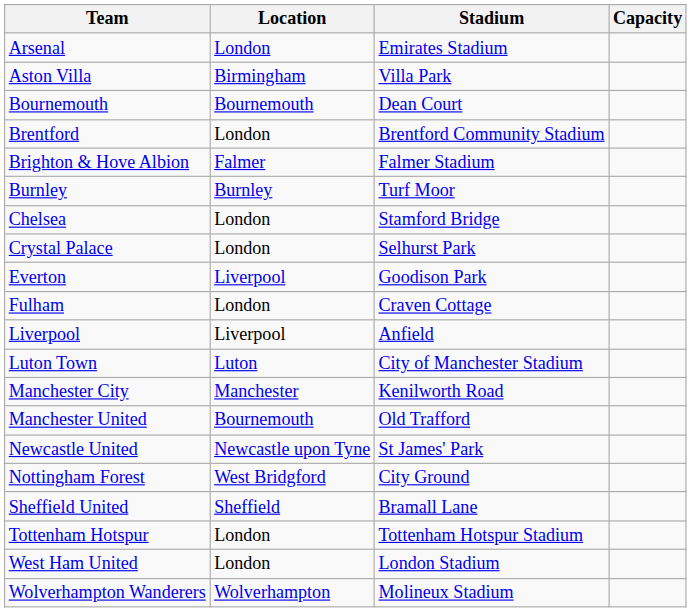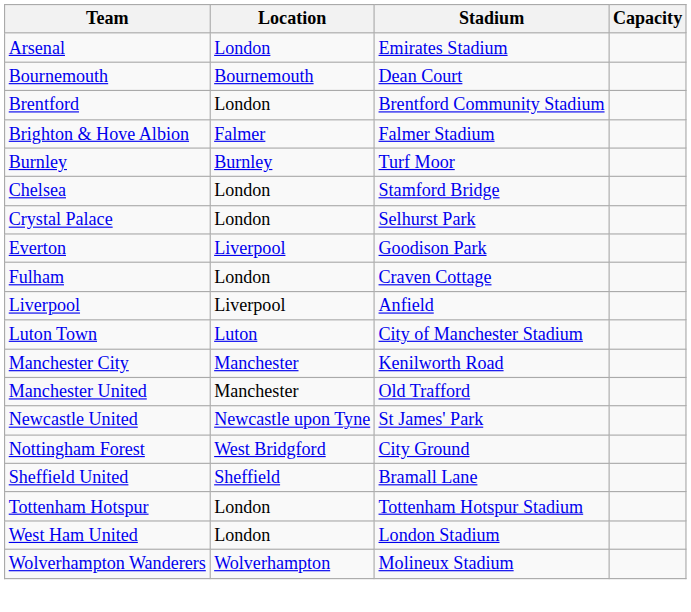- row: (50, 76)
(264, 420) Bournemouth -> (256, 391) Manchester
